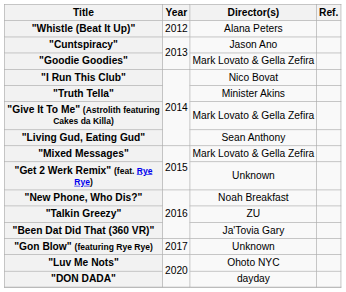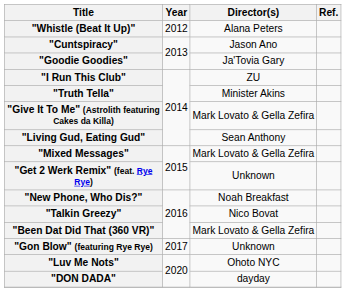(253, 61) Mark Lovato & Gella Zefira -> (253, 61) Ja'Tovia Gary
(253, 77) Nico Bovat -> (253, 77) ZU
(253, 214) ZU -> (253, 214) Nico Bovat
(253, 230) Ja'Tovia Gary -> (253, 230) Mark Lovato & Gella Zefira
